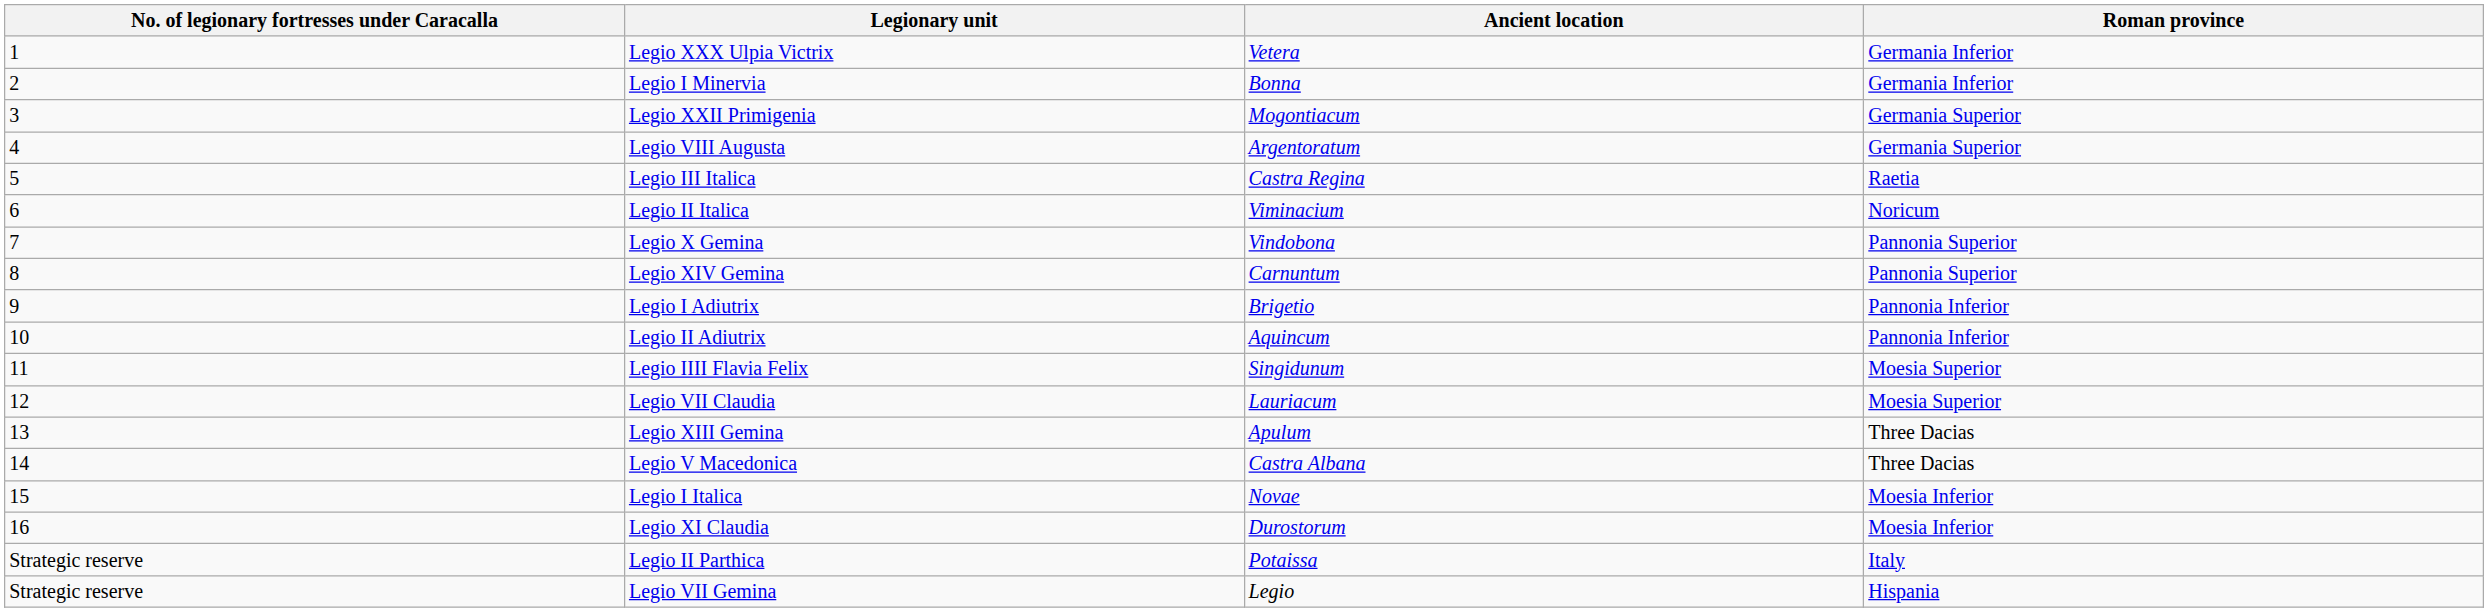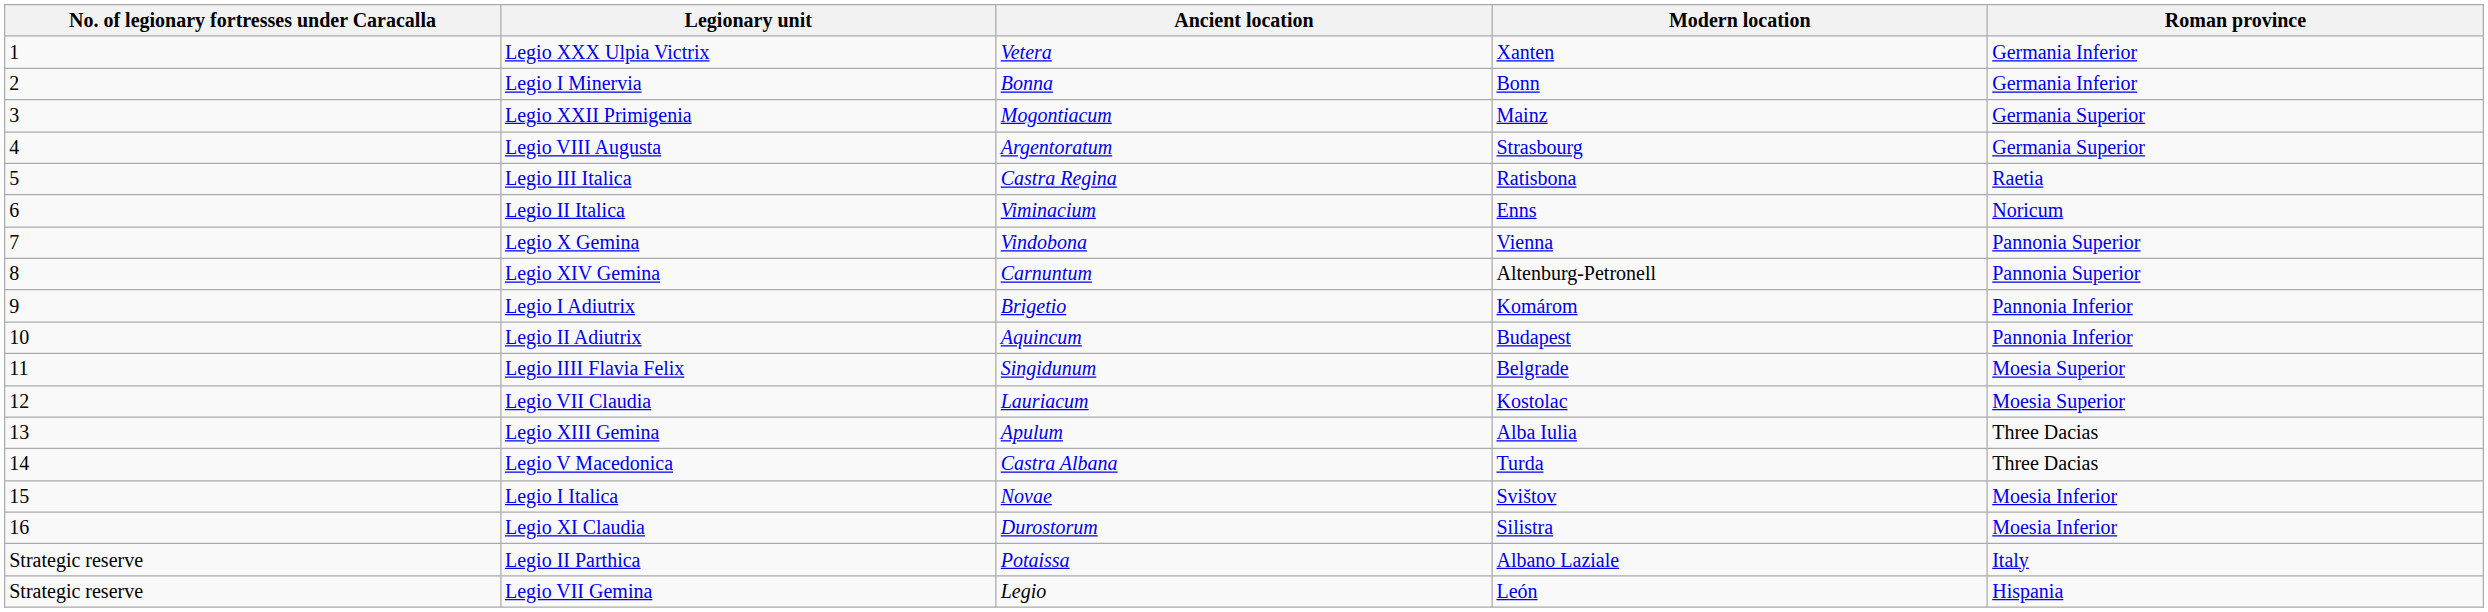+ column: (1740, 20)
